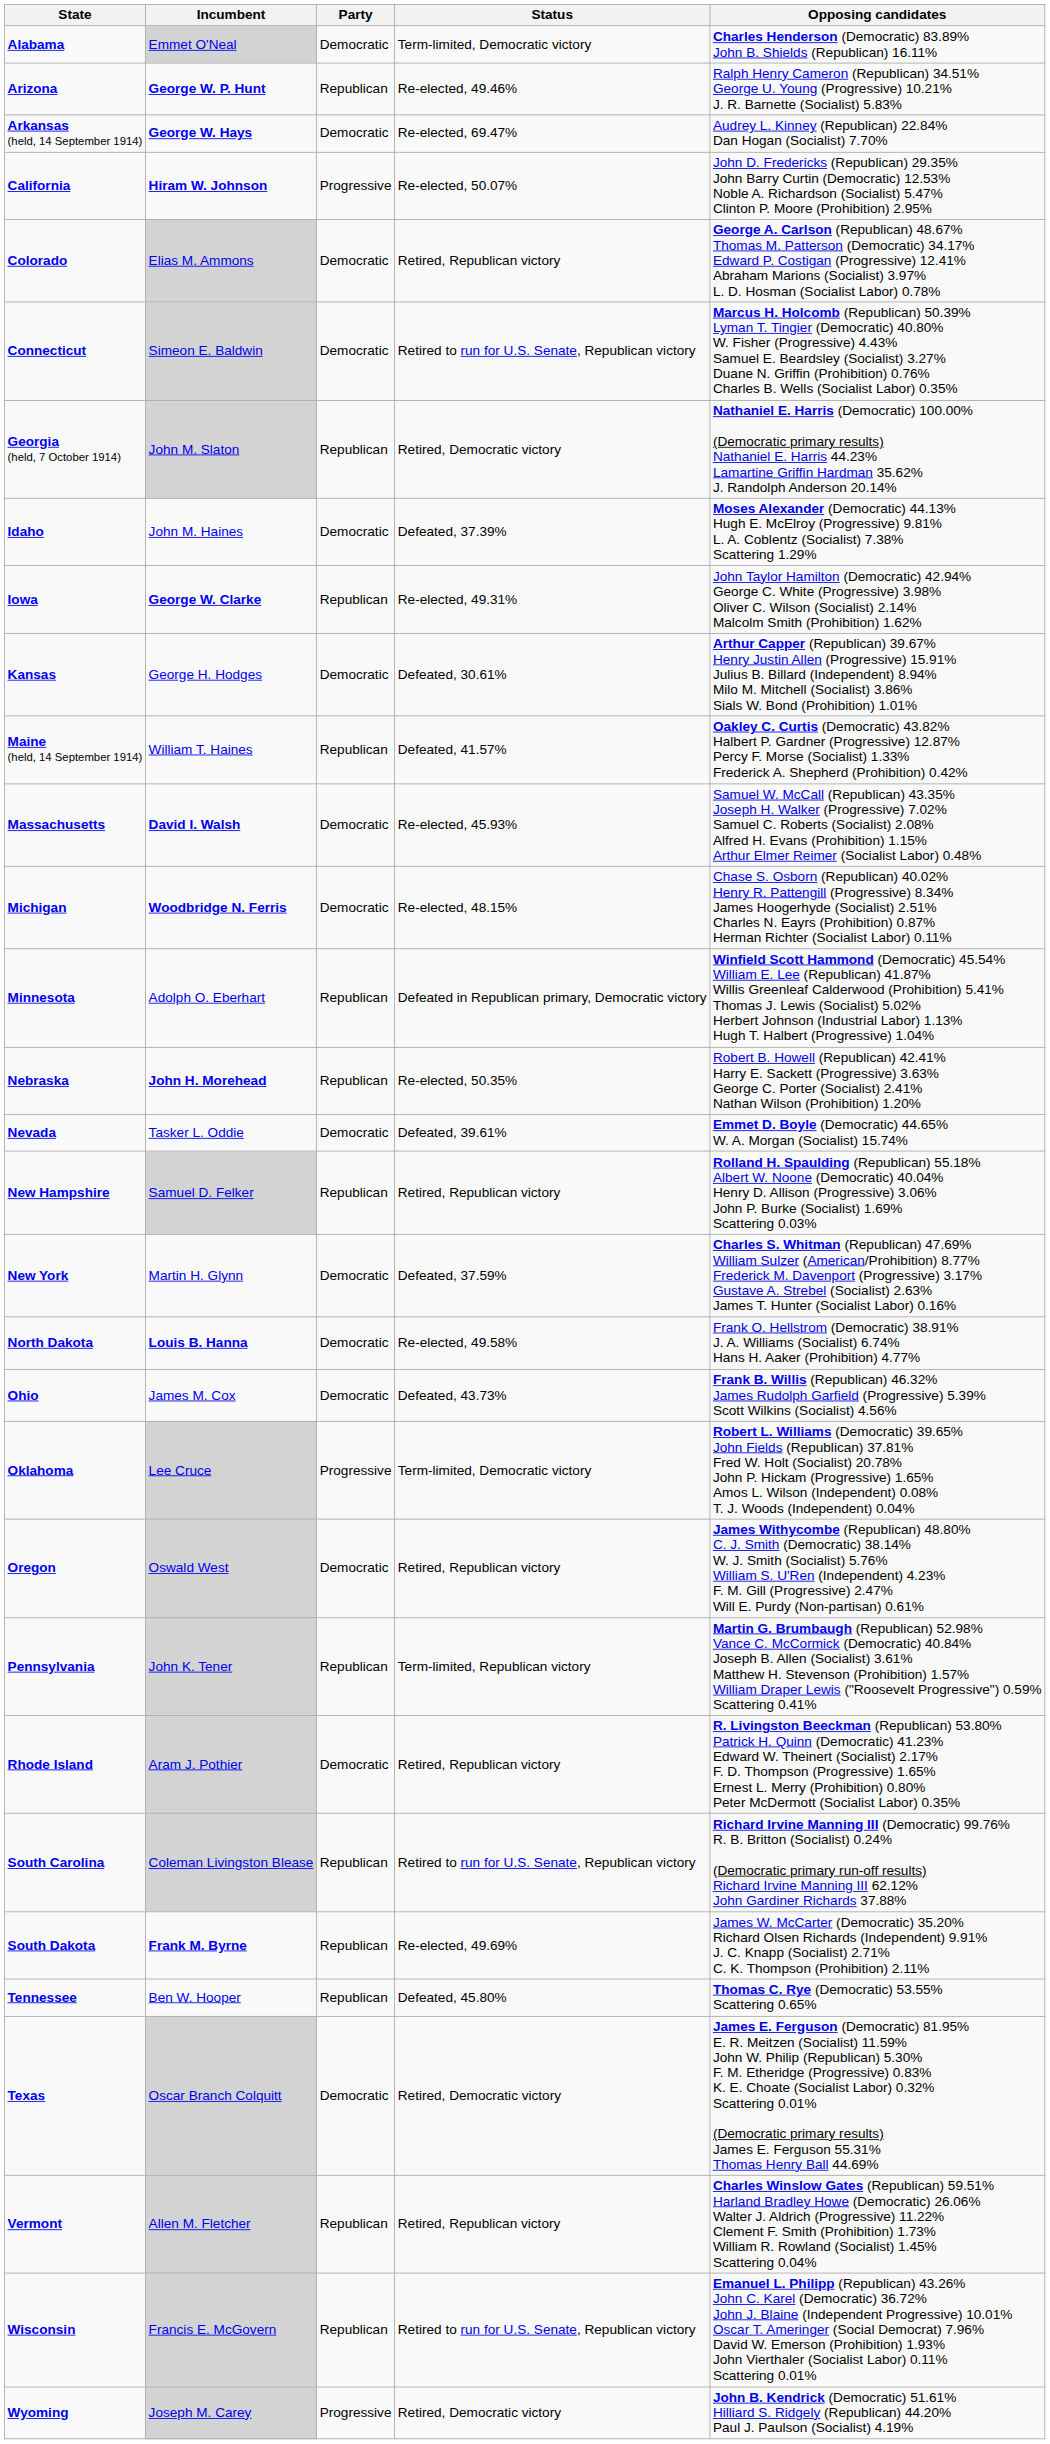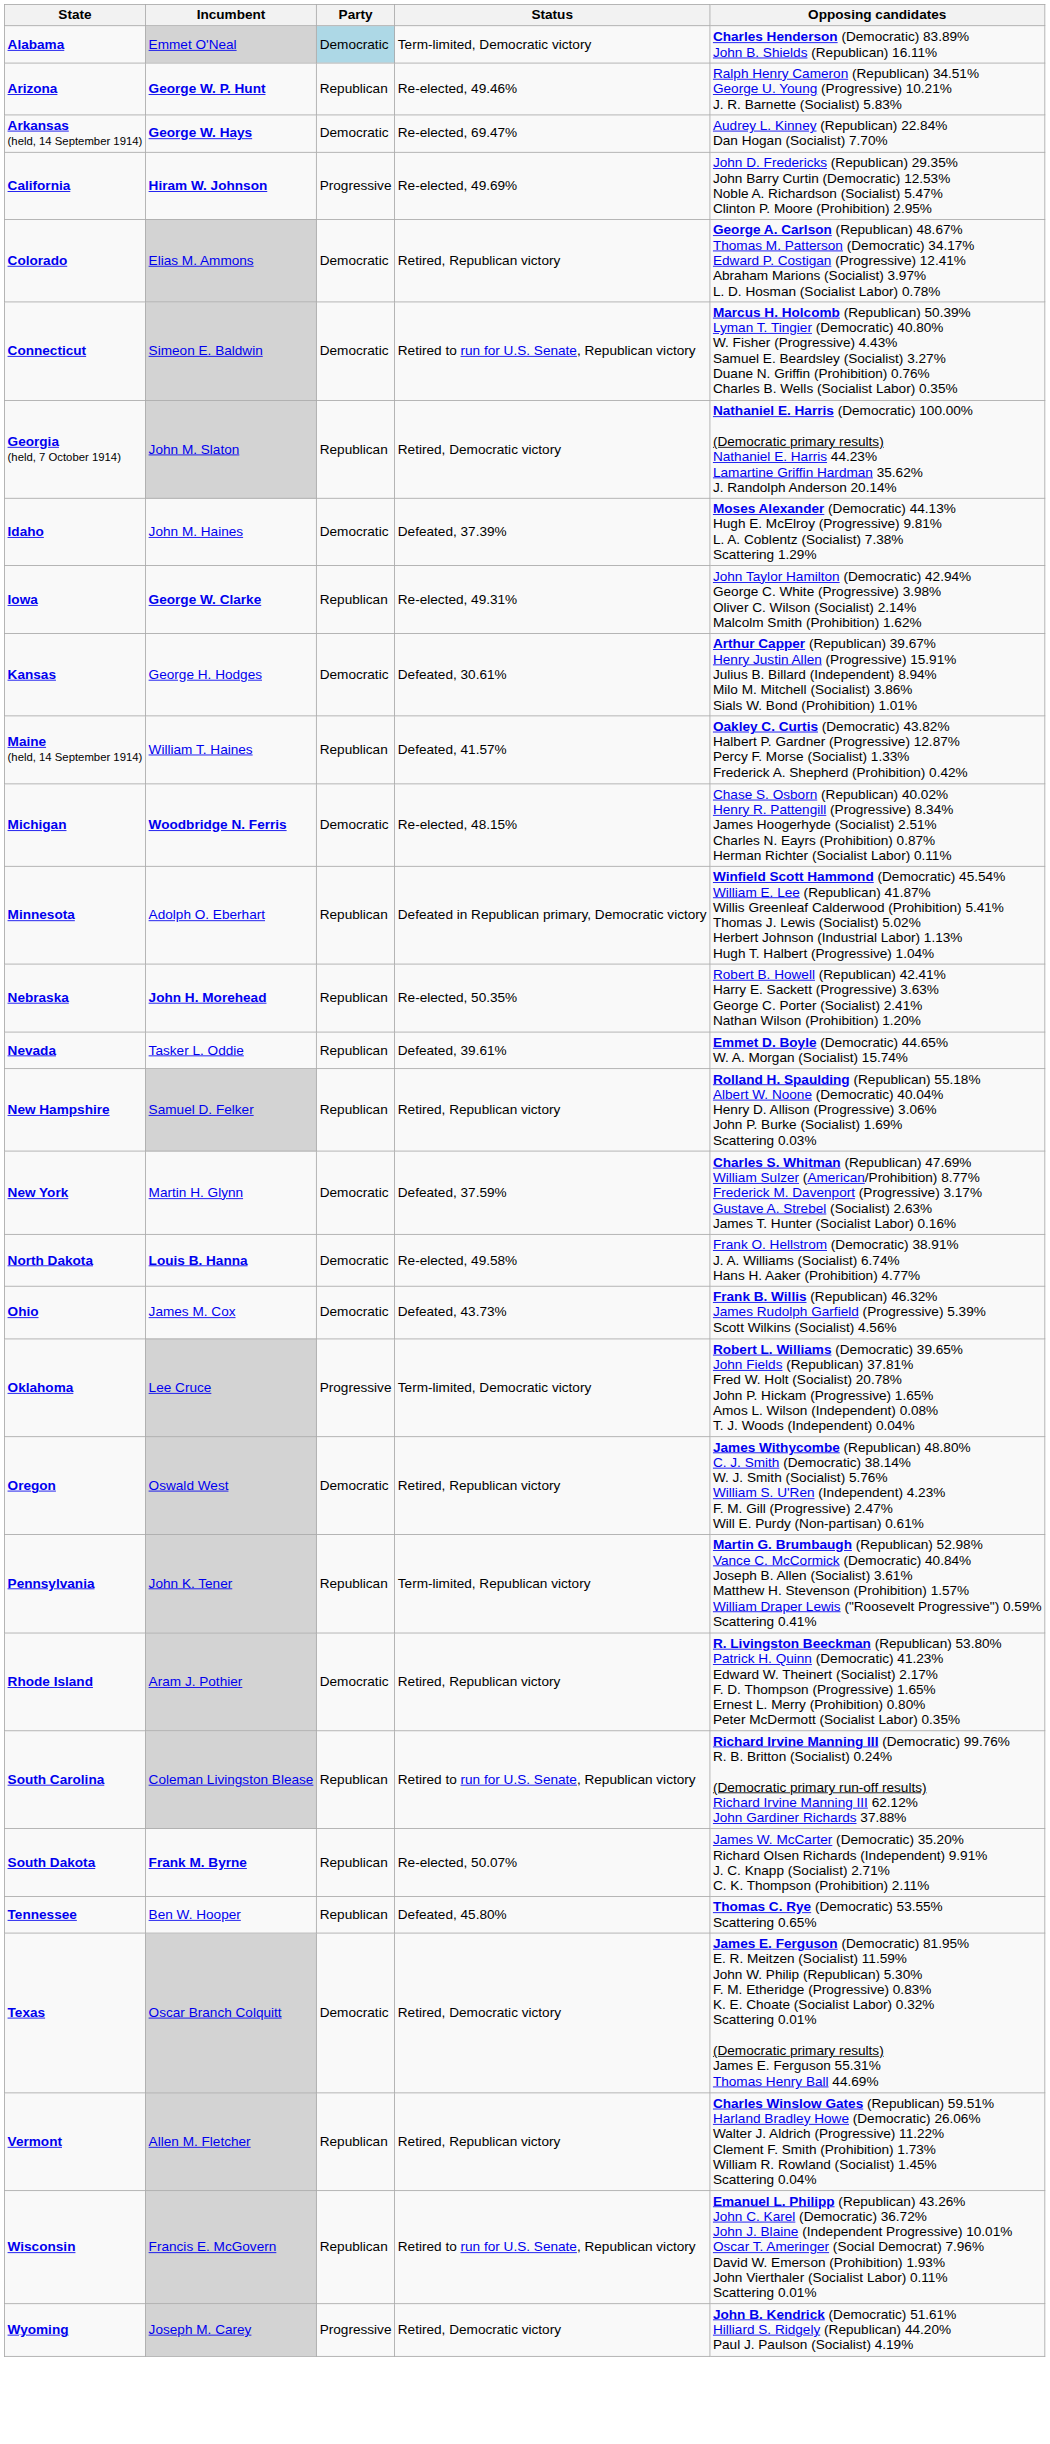(354, 44) no background -> (354, 44) lightblue background
(457, 185) Re-elected, 50.07% -> (457, 185) Re-elected, 49.69%
- row: (56, 824)
(354, 1133) Democratic -> (354, 1050) Republican
(457, 1945) Re-elected, 49.69% -> (457, 1862) Re-elected, 50.07%
